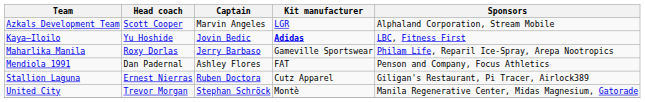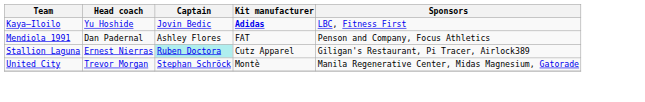- row: (63, 24)
- row: (46, 51)
(229, 78) no background -> (189, 51) paleturquoise background
